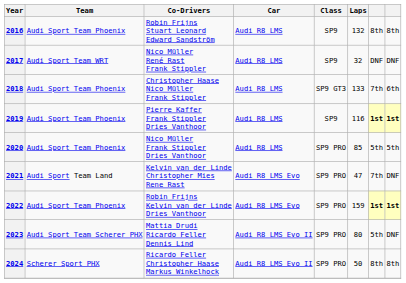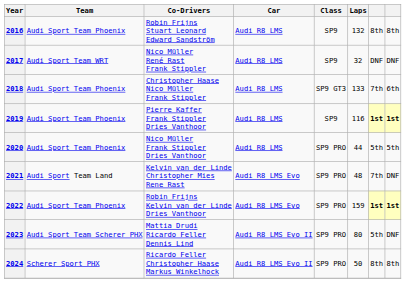(358, 147) 85 -> (358, 147) 44
(358, 176) 47 -> (358, 176) 48
